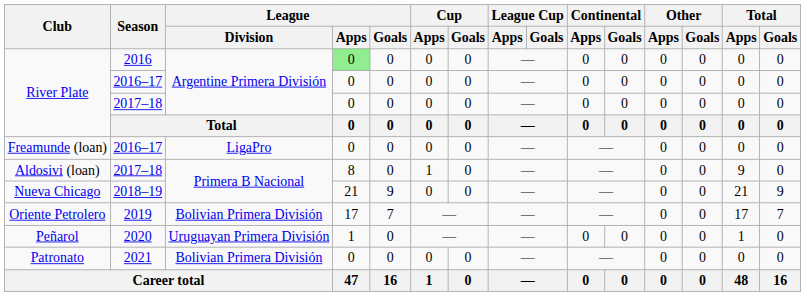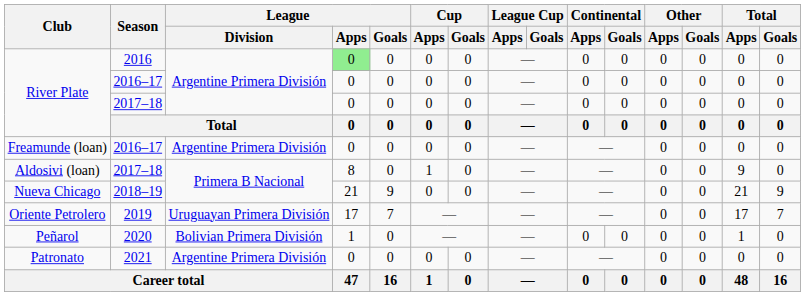(249, 147) LigaPro -> (249, 147) Argentine Primera División
(249, 214) Bolivian Primera División -> (249, 214) Uruguayan Primera División
(249, 236) Uruguayan Primera División -> (249, 236) Bolivian Primera División
(249, 258) Bolivian Primera División -> (249, 258) Argentine Primera División
